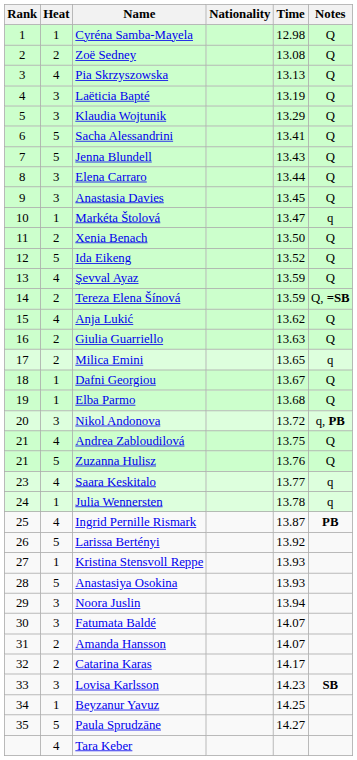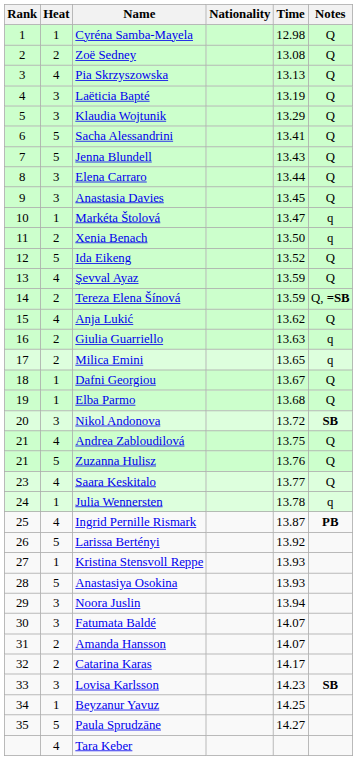(330, 237) Q -> (330, 237) q
(330, 339) Q -> (330, 339) q
(330, 420) q, PB -> (330, 420) SB
(330, 481) q -> (330, 481) Q
